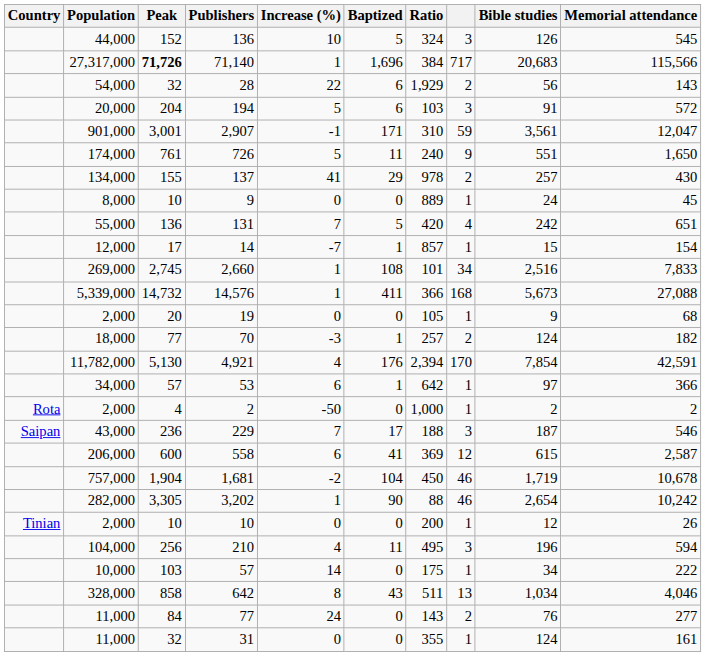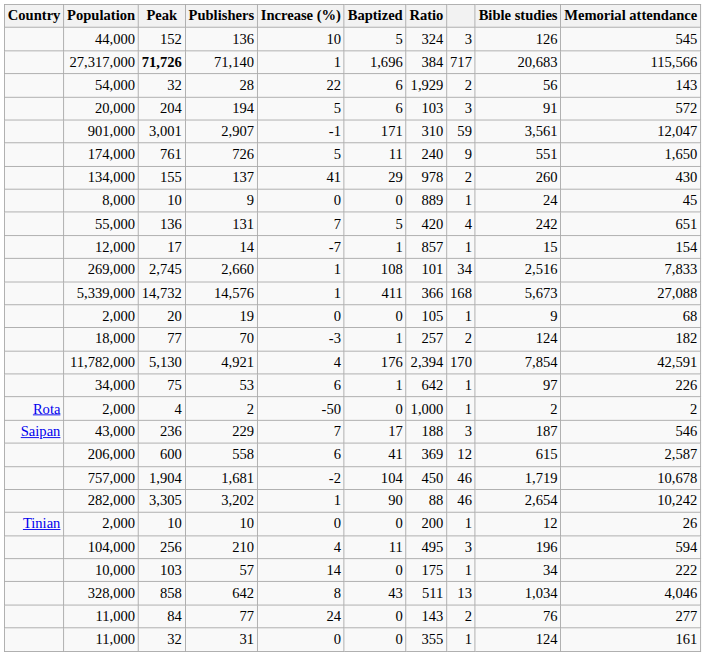(547, 177) 257 -> (547, 177) 260
(175, 385) 57 -> (175, 385) 75
(686, 385) 366 -> (686, 385) 226
